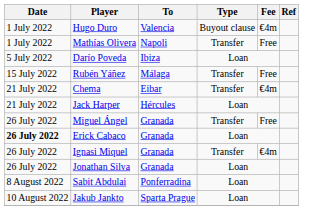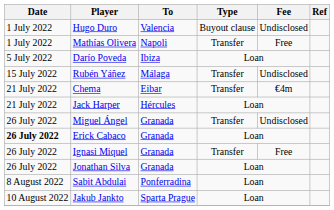(268, 27) €4m -> (284, 27) Undisclosed
(268, 74) Free -> (284, 74) Undisclosed
(268, 120) Free -> (284, 120) Undisclosed
(268, 151) €4m -> (284, 151) Free
